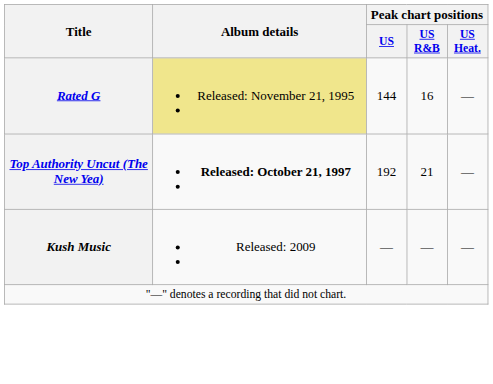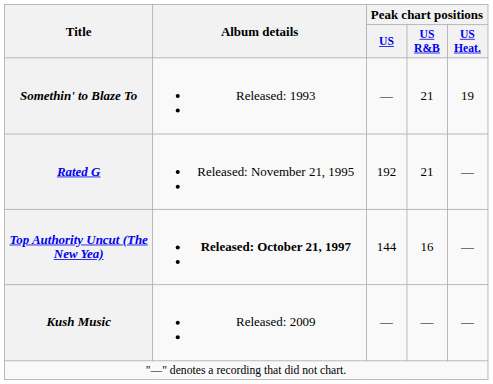+ row: (79, 95)
(260, 103) khaki background -> (260, 179) no background
(386, 95) 144 -> (386, 171) 192
(427, 95) 16 -> (427, 171) 21
(386, 171) 192 -> (386, 247) 144
(427, 171) 21 -> (427, 247) 16
